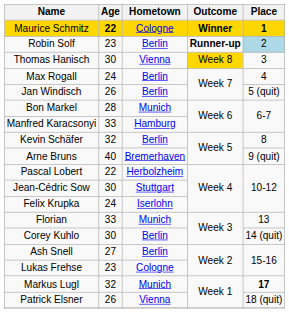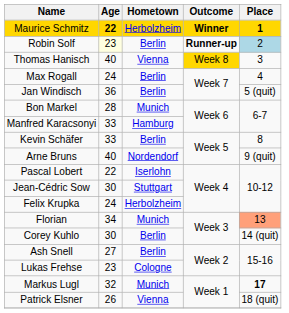(155, 28) Cologne -> (153, 28) Herbolzheim
(110, 44) no background -> (110, 44) lightyellow background
(110, 60) 30 -> (110, 60) 40
(110, 92) 26 -> (110, 92) 36
(110, 140) 32 -> (110, 140) 33
(155, 156) Bremerhaven -> (153, 156) Nordendorf
(155, 172) Herbolzheim -> (153, 172) Iserlohn
(155, 204) Iserlohn -> (153, 204) Herbolzheim
(110, 220) 33 -> (110, 220) 34
(264, 220) no background -> (260, 220) lightsalmon background
